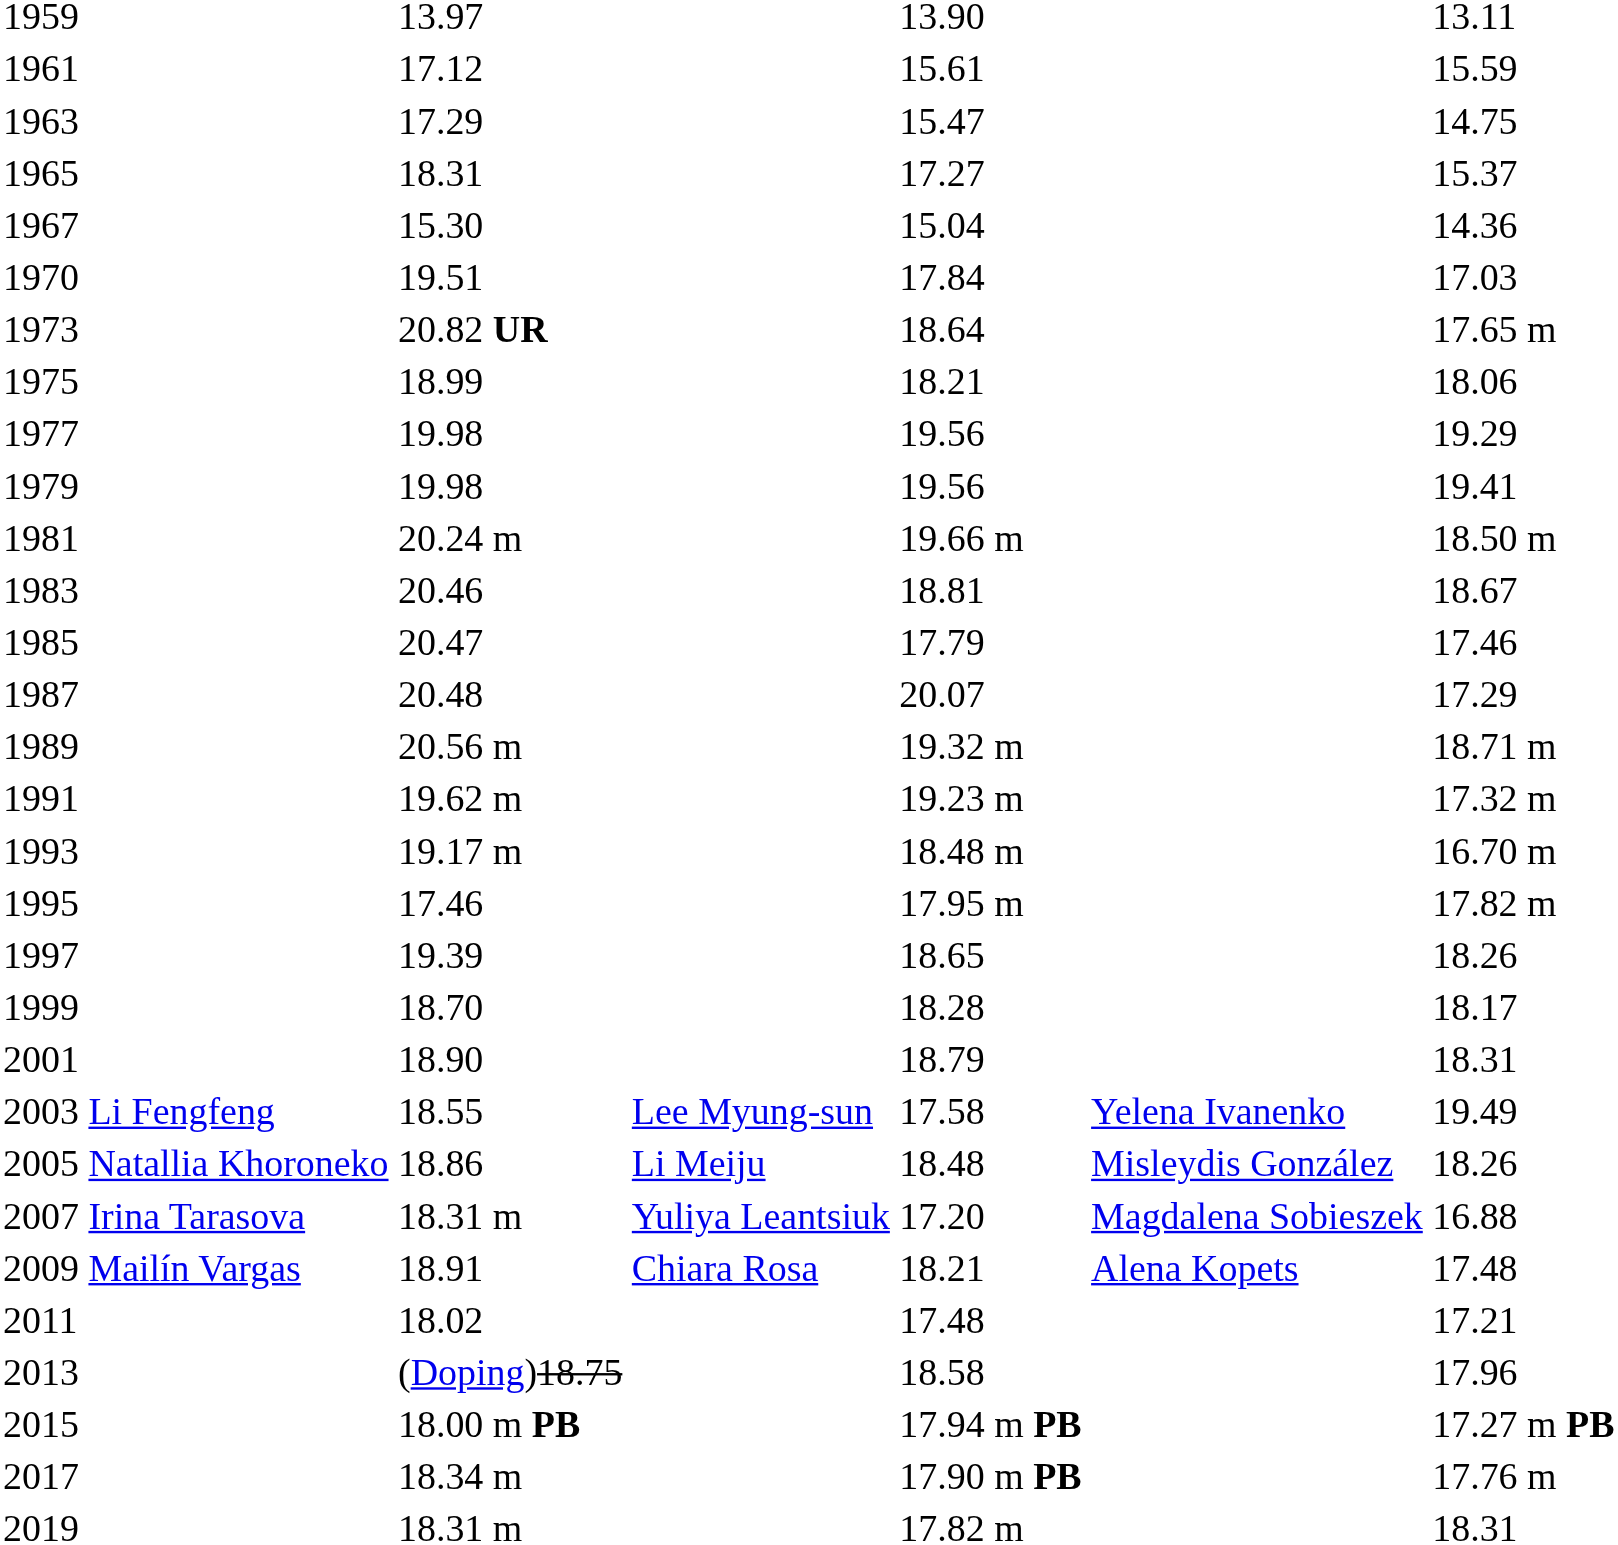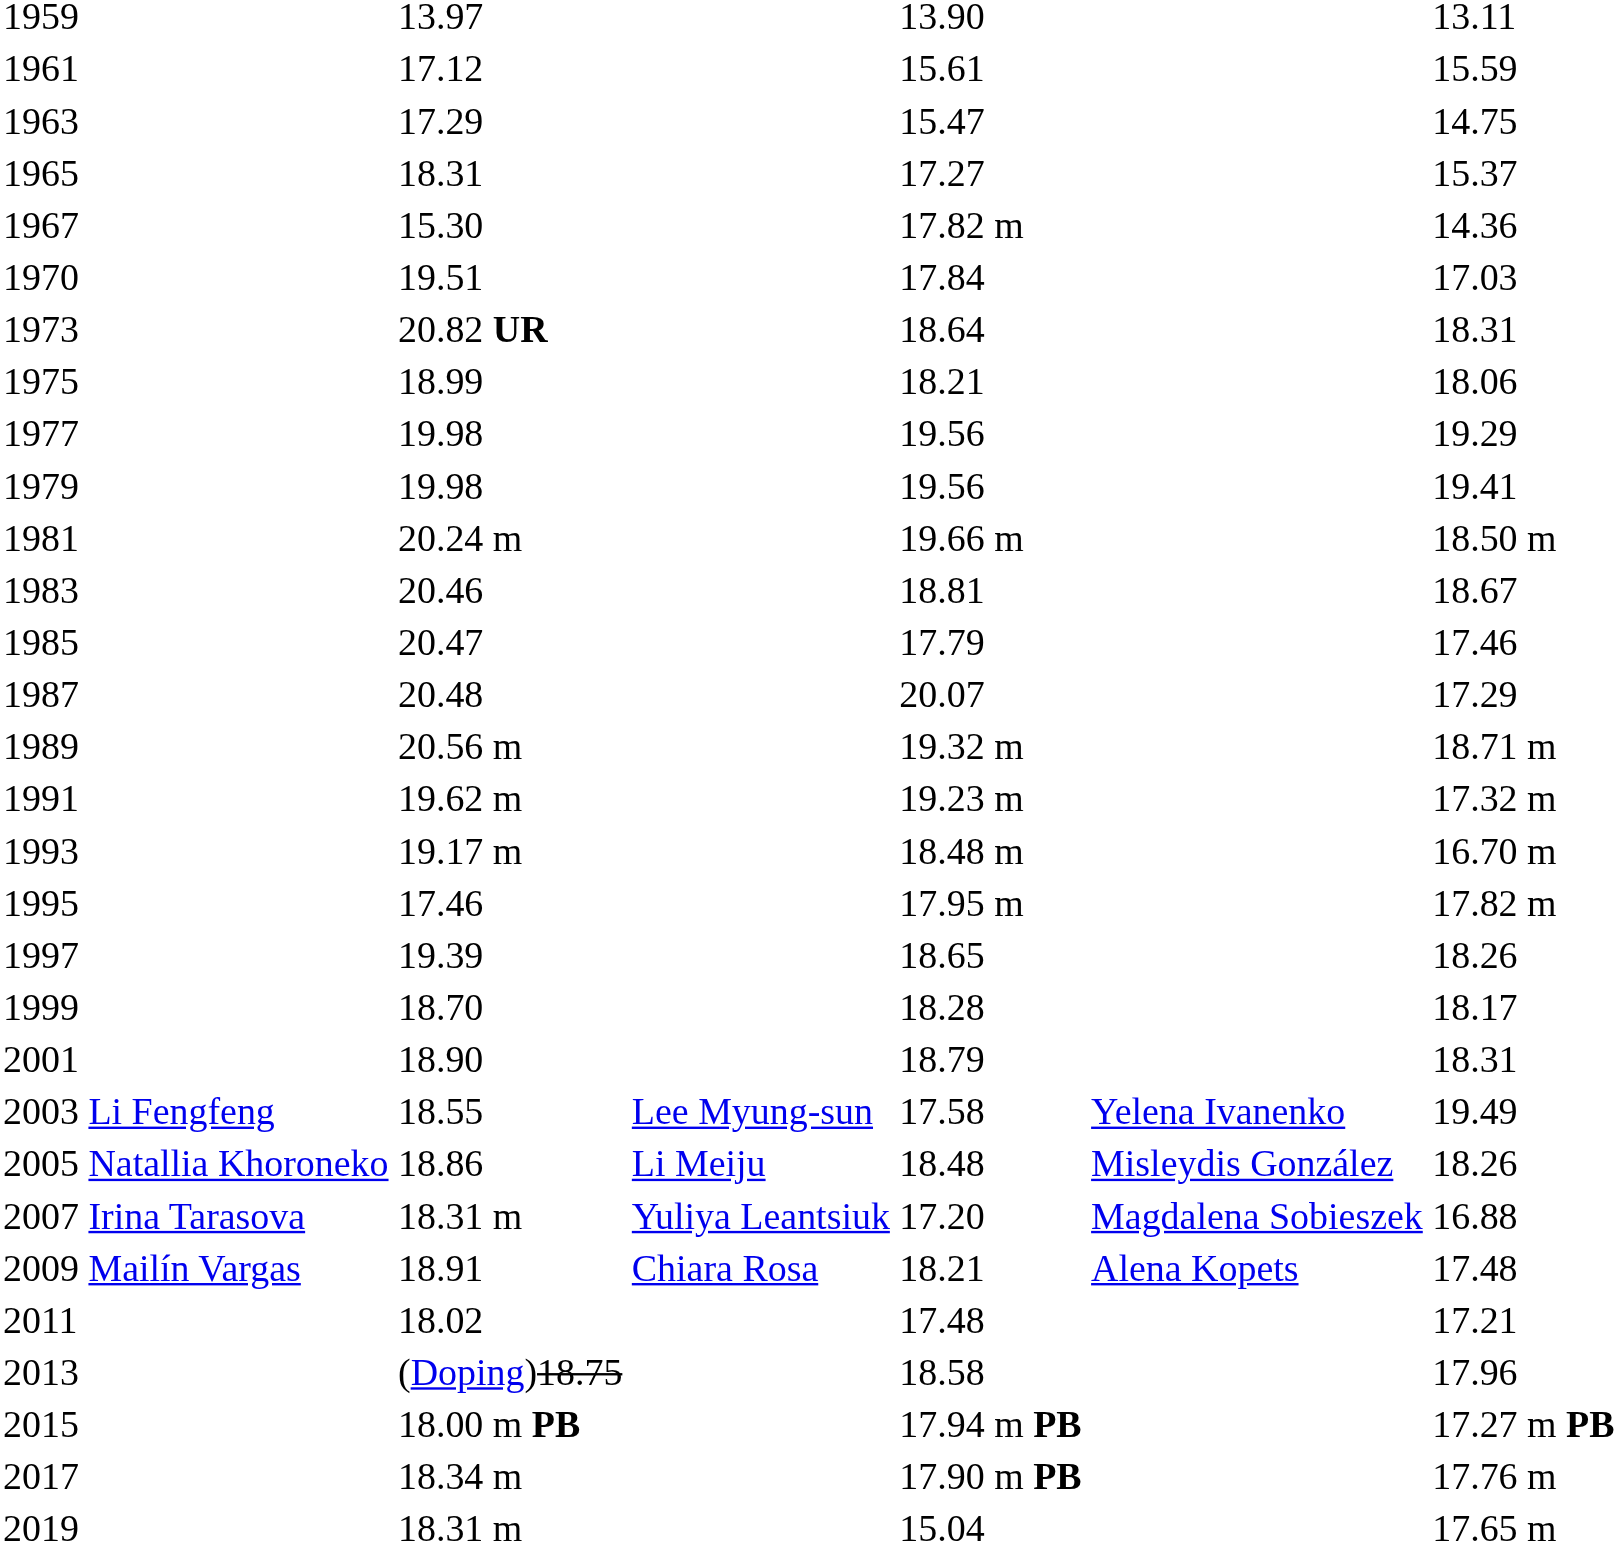(942, 225) 15.04 -> (961, 225) 17.82 m
(1494, 329) 17.65 m -> (1475, 329) 18.31
(961, 1528) 17.82 m -> (942, 1528) 15.04
(1475, 1528) 18.31 -> (1494, 1528) 17.65 m
